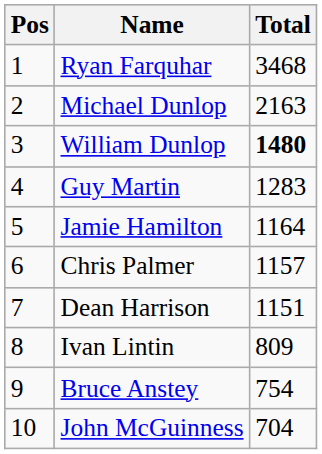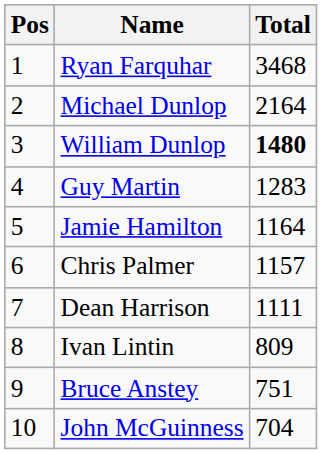(281, 105) 2163 -> (281, 105) 2164
(280, 307) 1151 -> (279, 307) 1111
(274, 387) 754 -> (274, 387) 751
